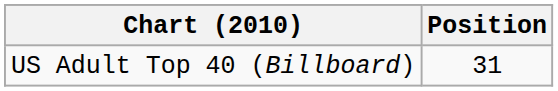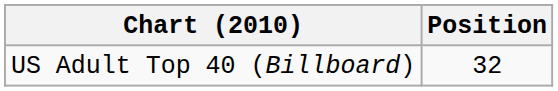(487, 66) 31 -> (487, 66) 32
